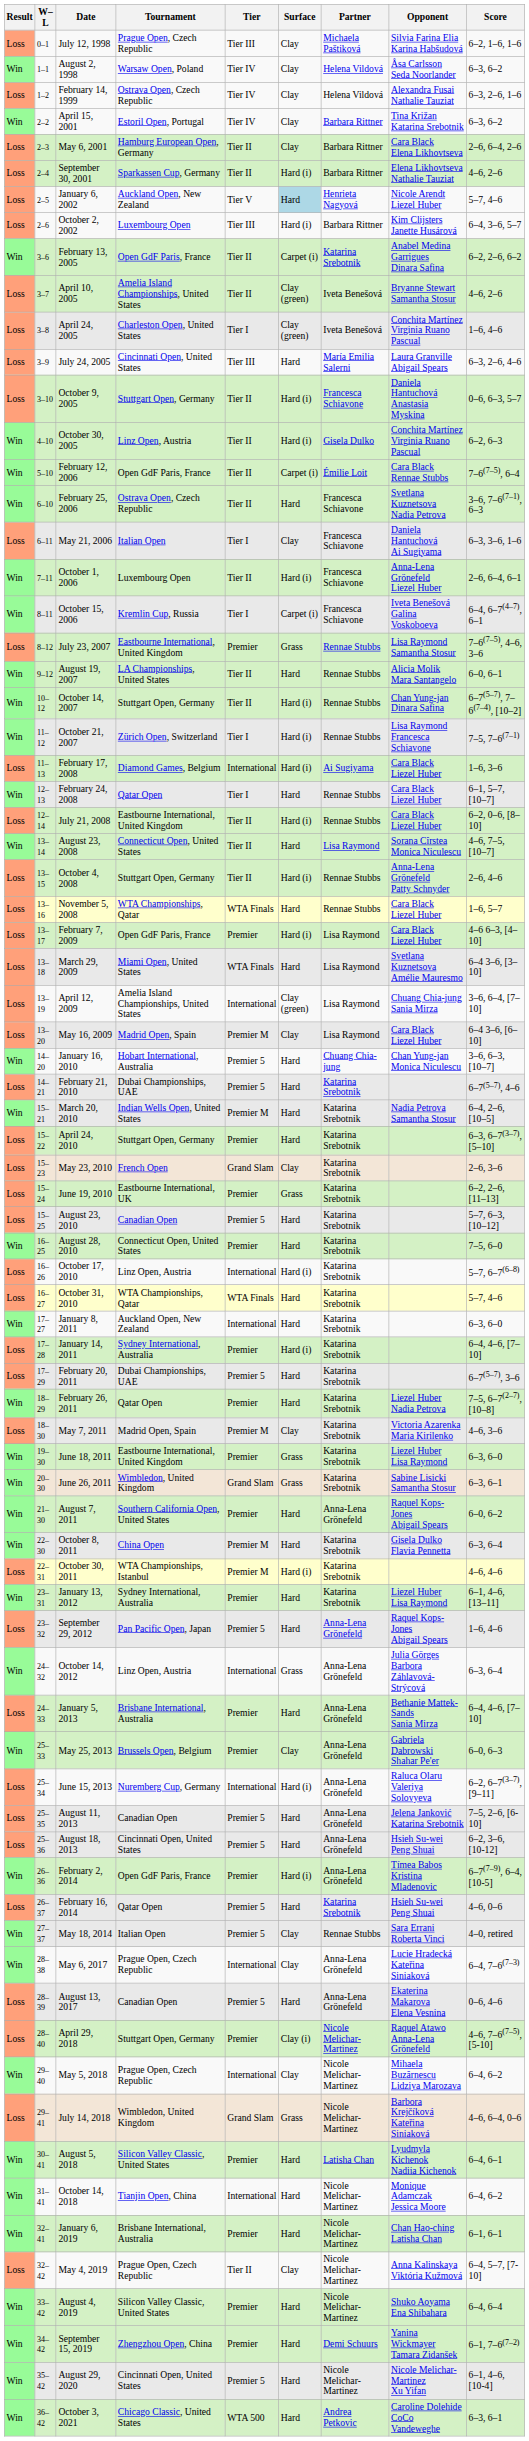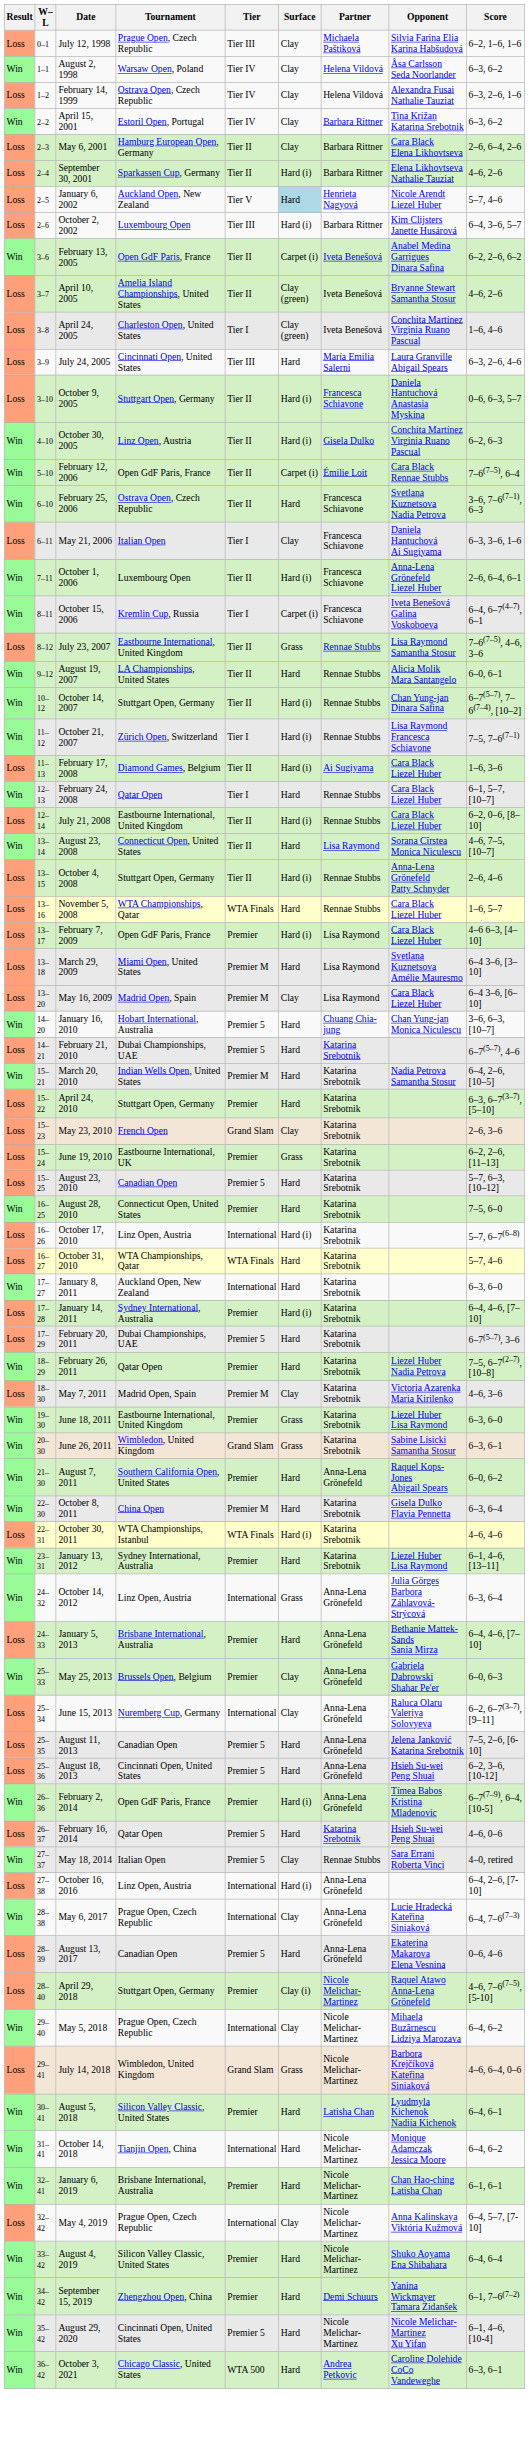(342, 257) Katarina Srebotnik -> (353, 257) Iveta Benešová
(243, 647) Premier -> (240, 647) Tier II
(252, 768) International -> (240, 768) Tier II
(251, 967) WTA Finals -> (248, 967) Premier M
- row: (76, 1003)
(248, 1571) Premier M -> (251, 1534) WTA Finals
- row: (79, 1629)
(296, 1787) Hard (i) -> (290, 1713) Clay
+ row: (81, 1886)
(240, 2270) Tier II -> (252, 2222) International
